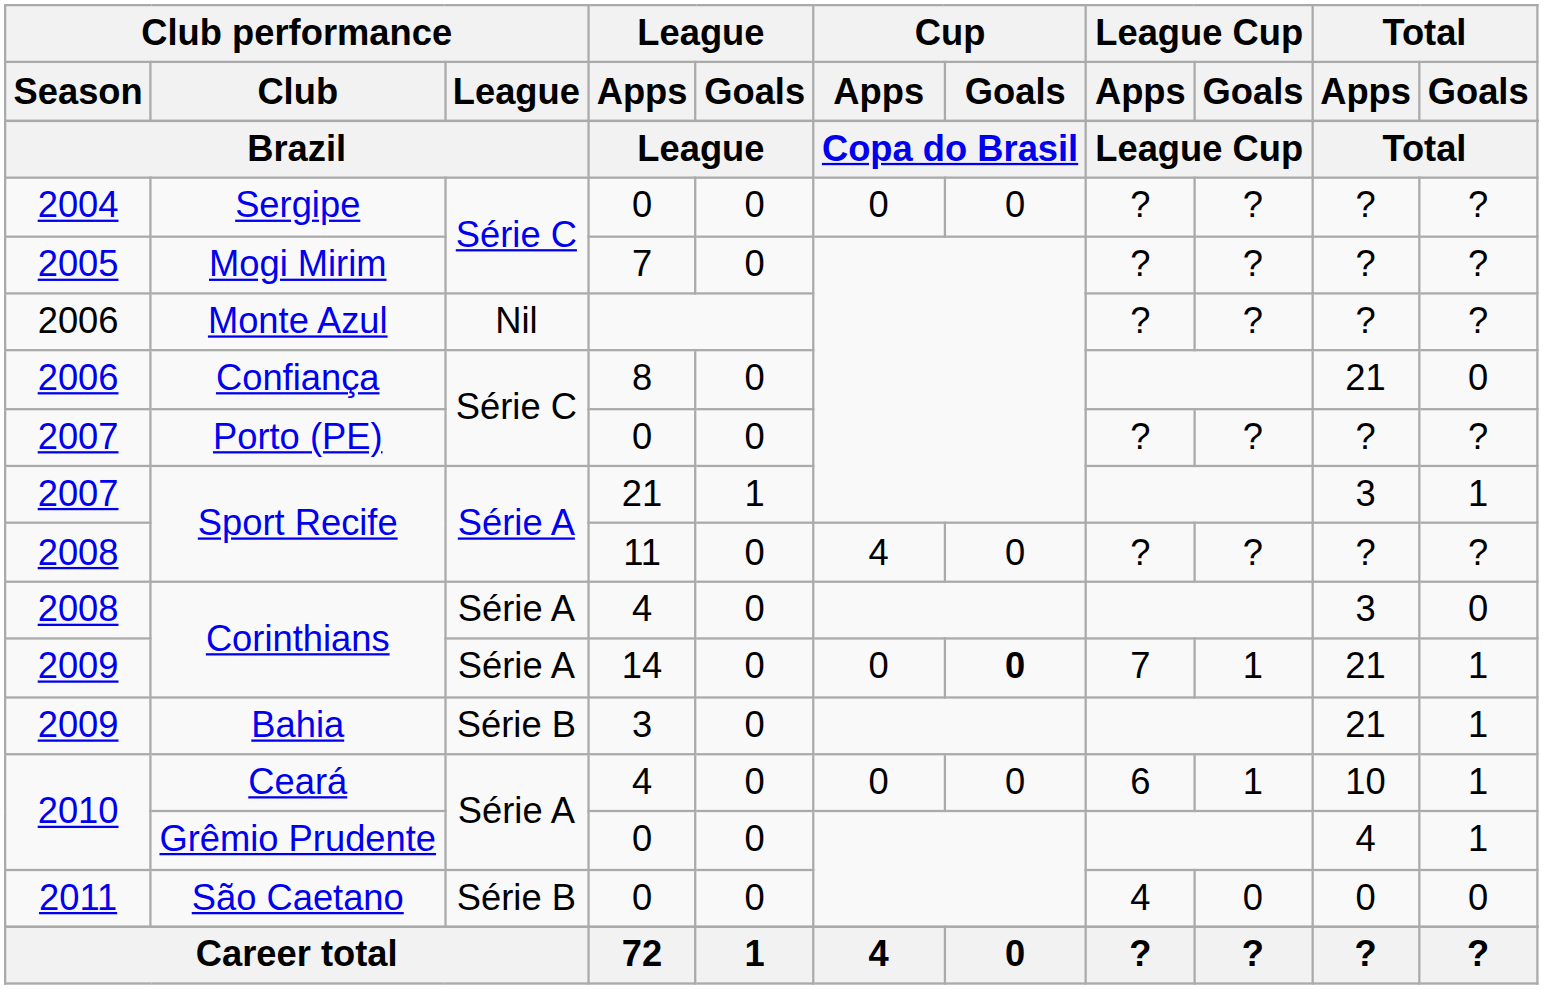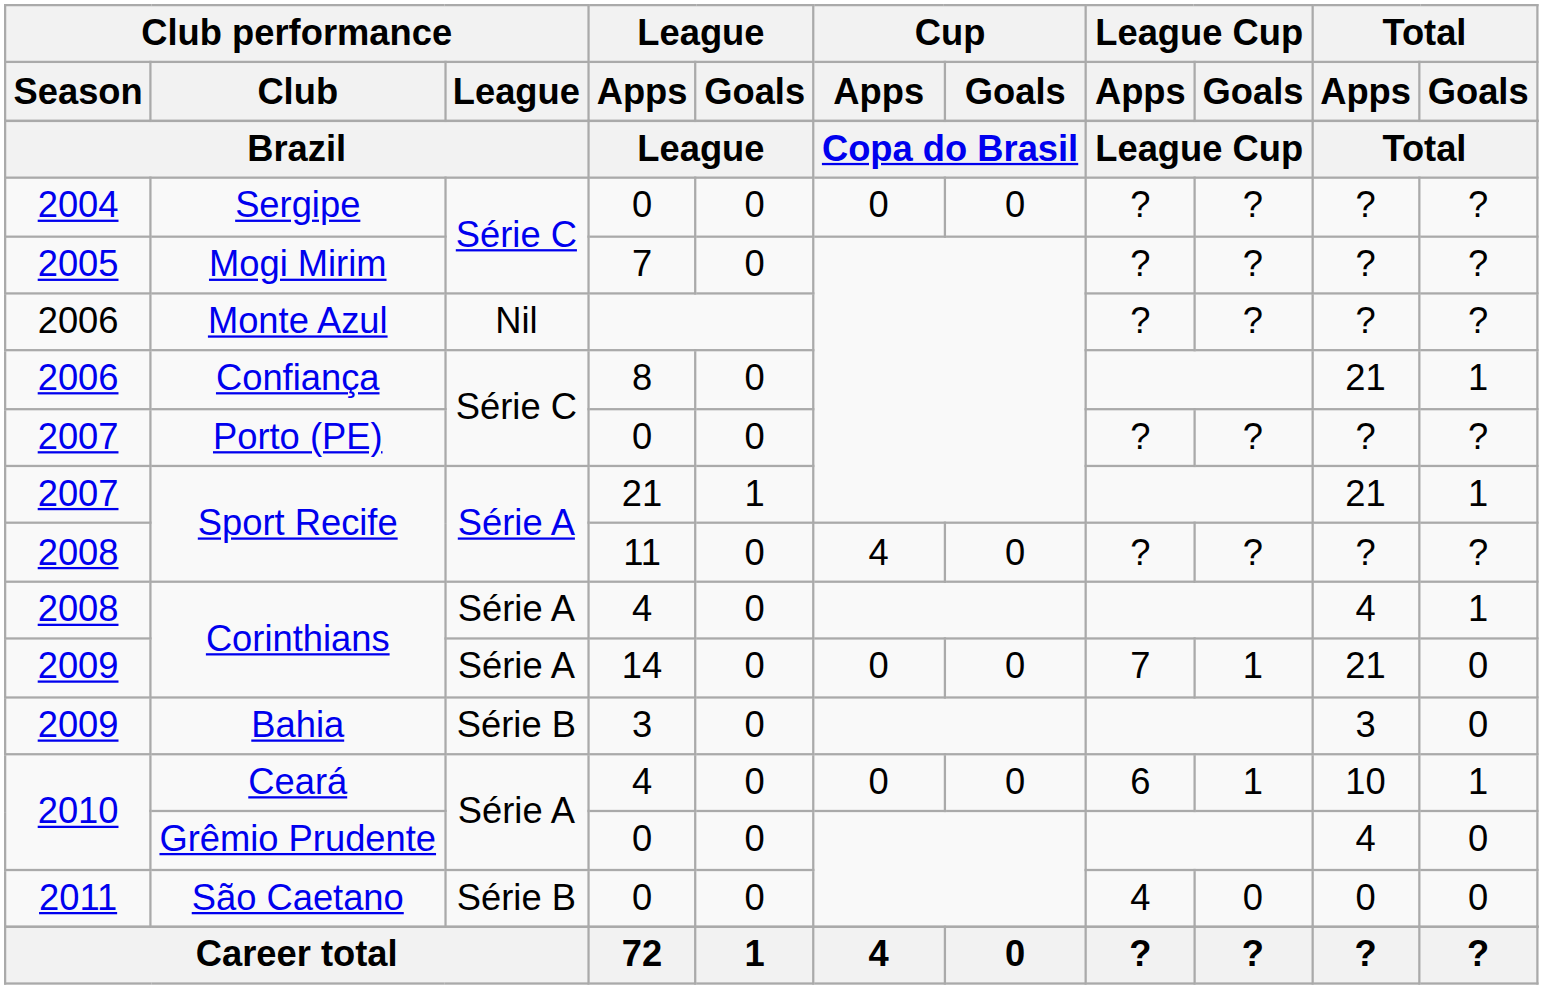(1478, 378) 0 -> (1478, 378) 1
(1366, 494) 3 -> (1366, 494) 21
(1366, 609) 3 -> (1366, 609) 4
(1478, 609) 0 -> (1478, 609) 1
(1015, 666) bold -> (1015, 666) normal
(1478, 666) 1 -> (1478, 666) 0
(1366, 724) 21 -> (1366, 724) 3
(1478, 724) 1 -> (1478, 724) 0
(1478, 839) 1 -> (1478, 839) 0
